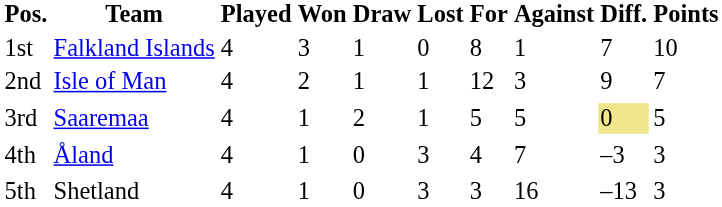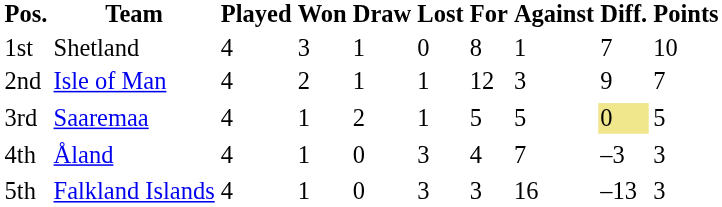(134, 47) Falkland Islands -> (96, 47) Shetland
(96, 191) Shetland -> (134, 191) Falkland Islands
